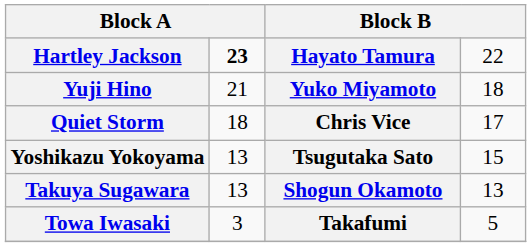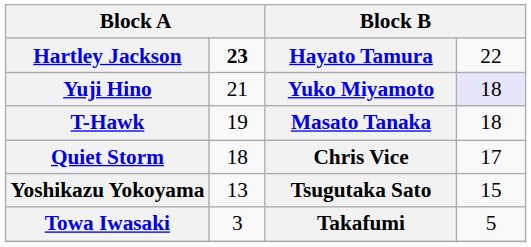(493, 88) no background -> (491, 88) lavender background
+ row: (107, 122)
- row: (107, 190)
